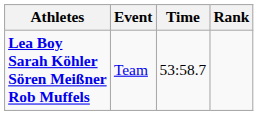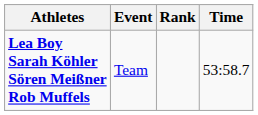columns swapped: (183, 17) <-> (231, 17)
